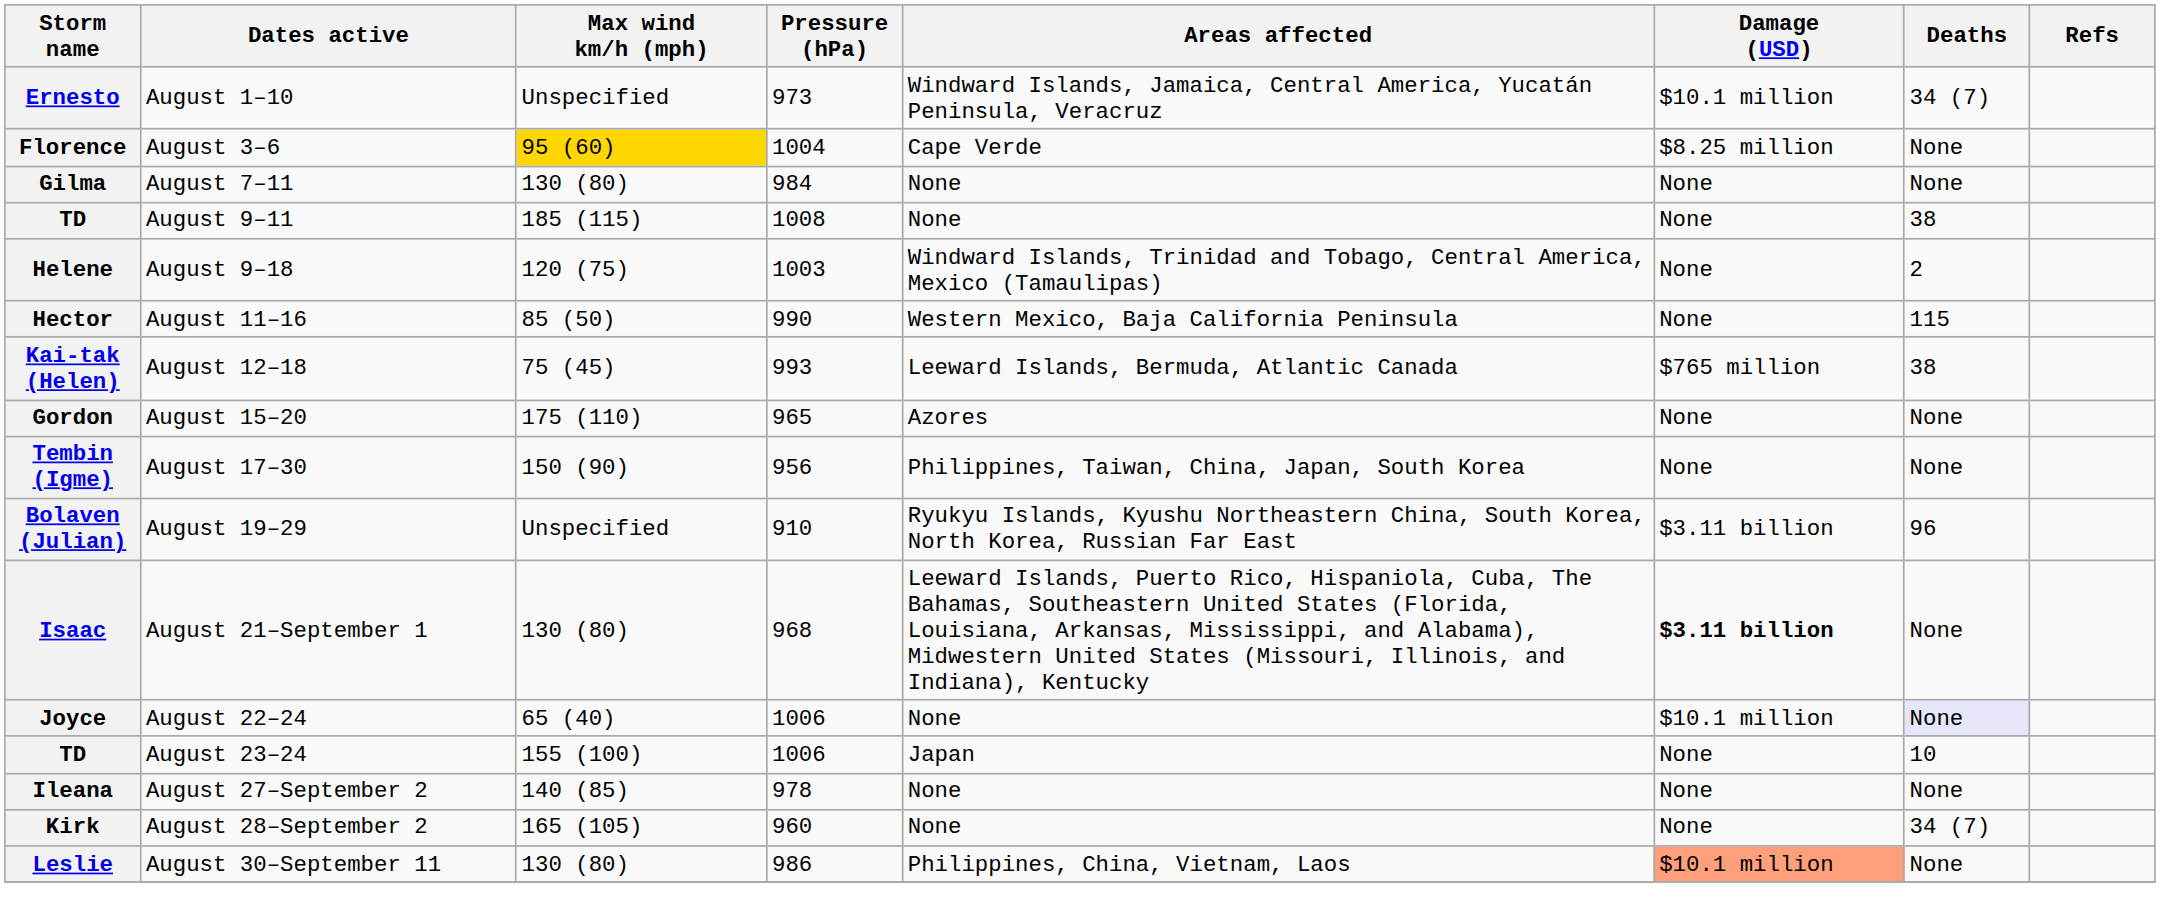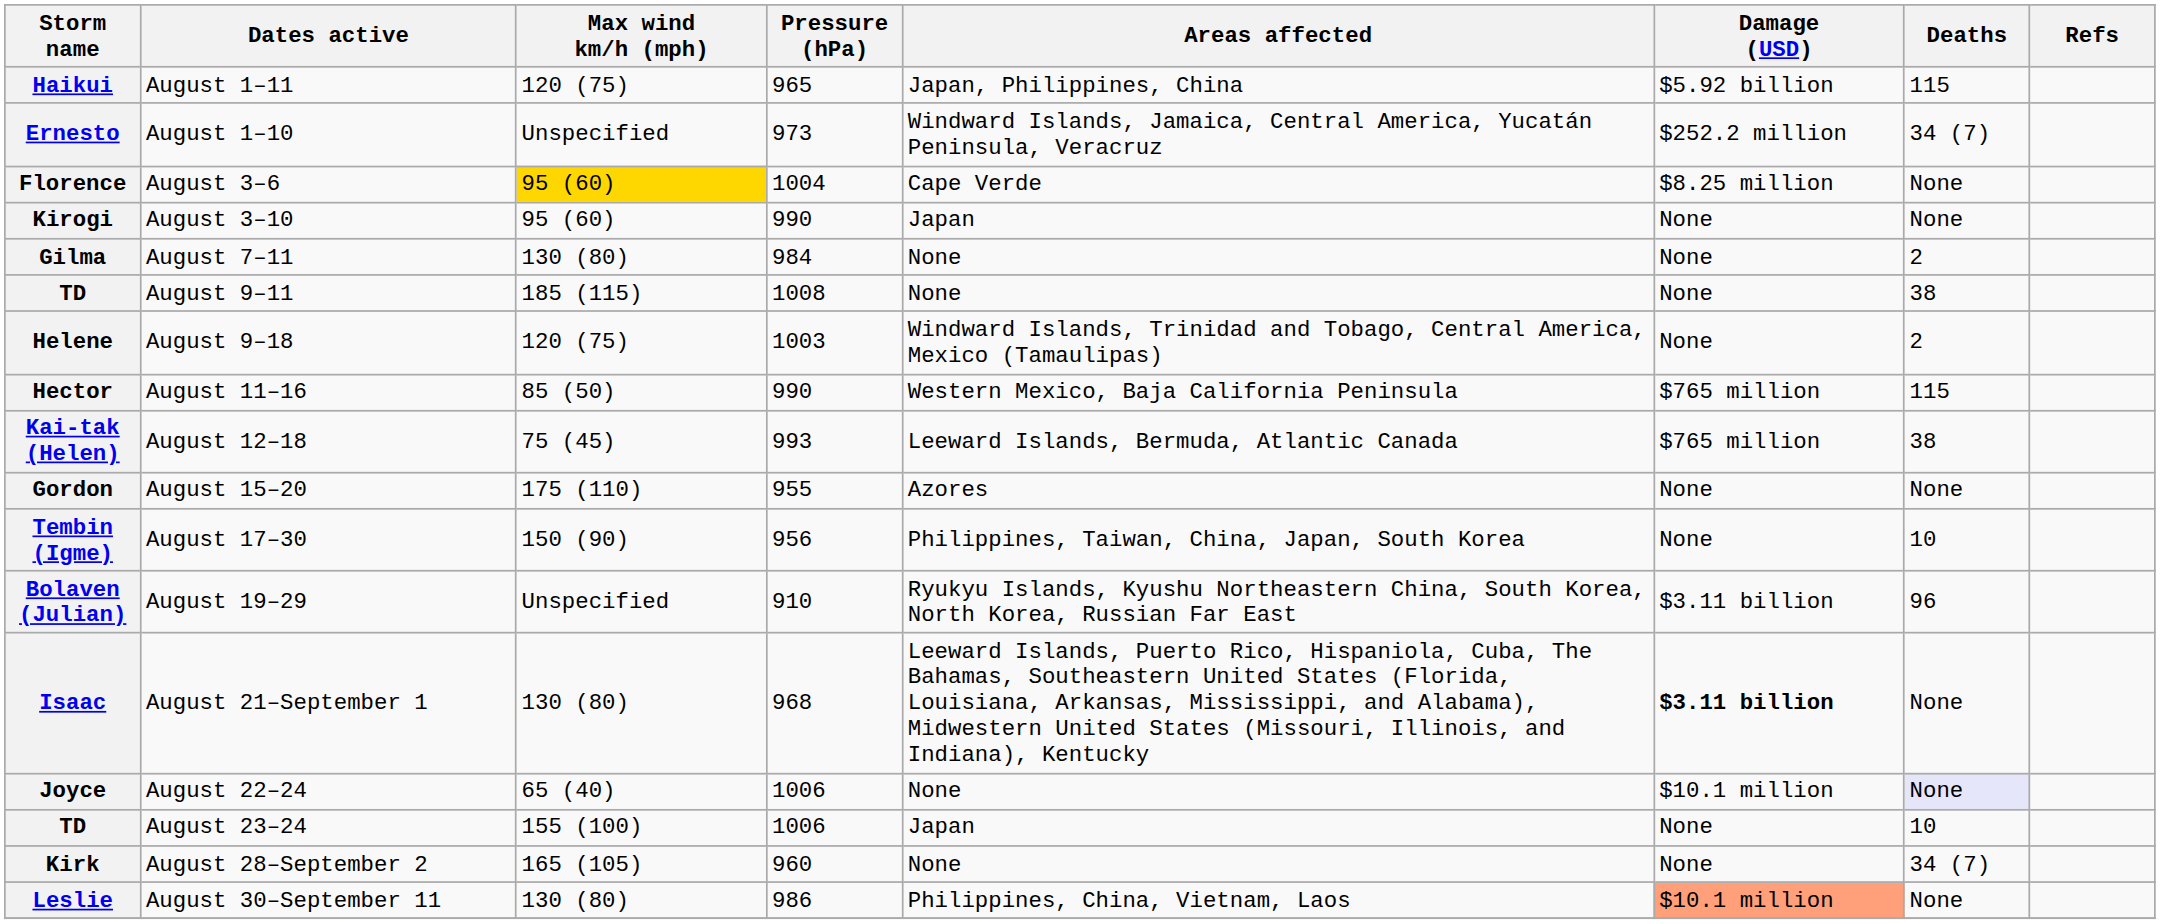+ row: (73, 85)
(1746, 98) $10.1 million -> (1753, 135) $252.2 million
+ row: (73, 220)
(1936, 184) None -> (1916, 257) 2
(1686, 319) None -> (1740, 392) $765 million
(792, 418) 965 -> (792, 491) 955
(1936, 467) None -> (1923, 540) 10
- row: (73, 791)
